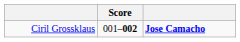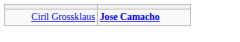- column: (120, 12)
